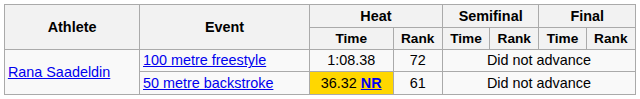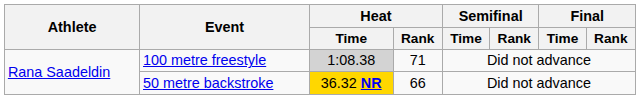(351, 60) no background -> (351, 60) lightgrey background
(418, 60) 72 -> (418, 60) 71
(418, 83) 61 -> (418, 83) 66
